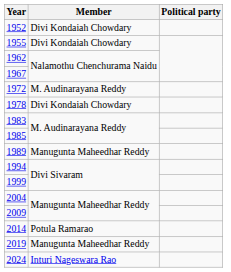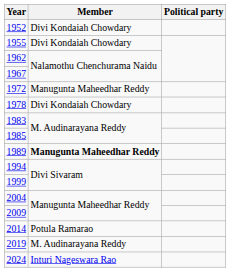(78, 89) M. Audinarayana Reddy -> (90, 89) Manugunta Maheedhar Reddy
(90, 151) normal -> (95, 151) bold
(90, 244) Manugunta Maheedhar Reddy -> (78, 244) M. Audinarayana Reddy
